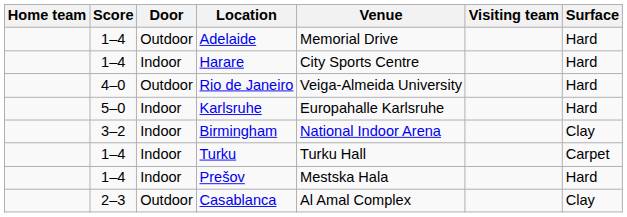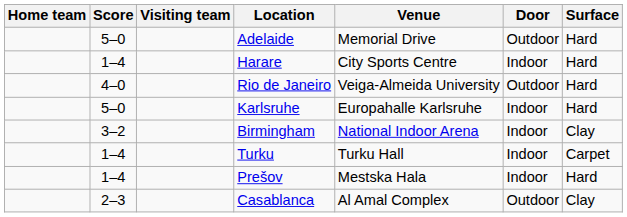columns swapped: (514, 16) <-> (166, 16)
(113, 39) 1–4 -> (113, 39) 5–0
